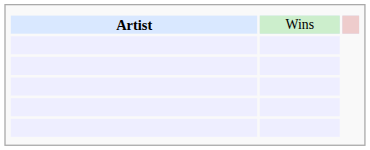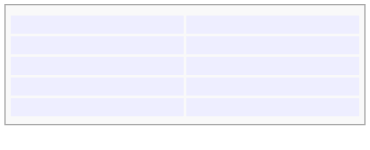- row: (134, 25)
